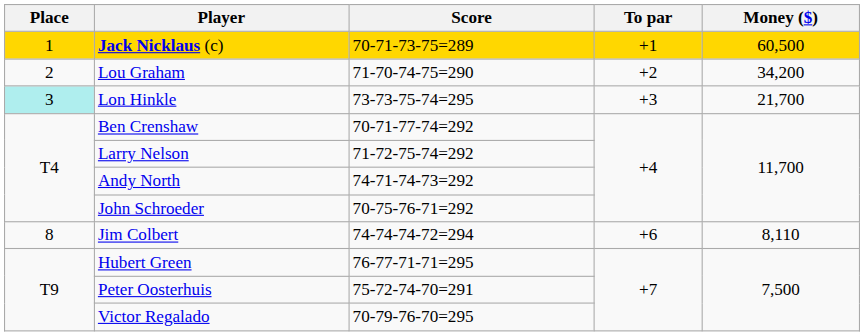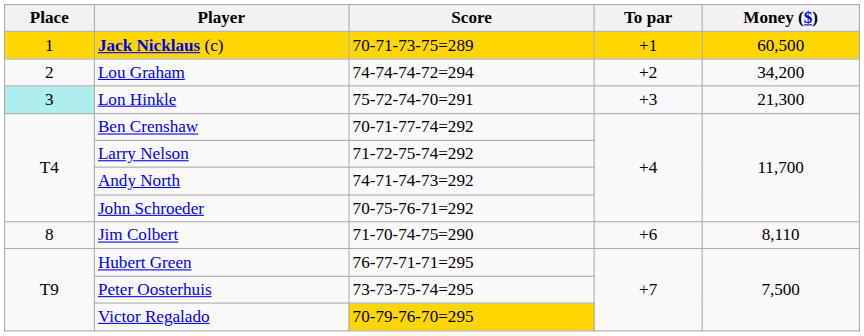(413, 72) 71-70-74-75=290 -> (413, 72) 74-74-74-72=294
(413, 99) 73-73-75-74=295 -> (413, 99) 75-72-74-70=291
(781, 99) 21,700 -> (781, 99) 21,300
(413, 235) 74-74-74-72=294 -> (413, 235) 71-70-74-75=290
(413, 289) 75-72-74-70=291 -> (413, 289) 73-73-75-74=295
(413, 316) no background -> (413, 316) gold background
